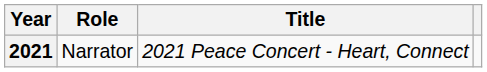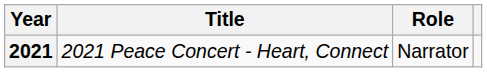columns swapped: (305, 19) <-> (97, 19)
